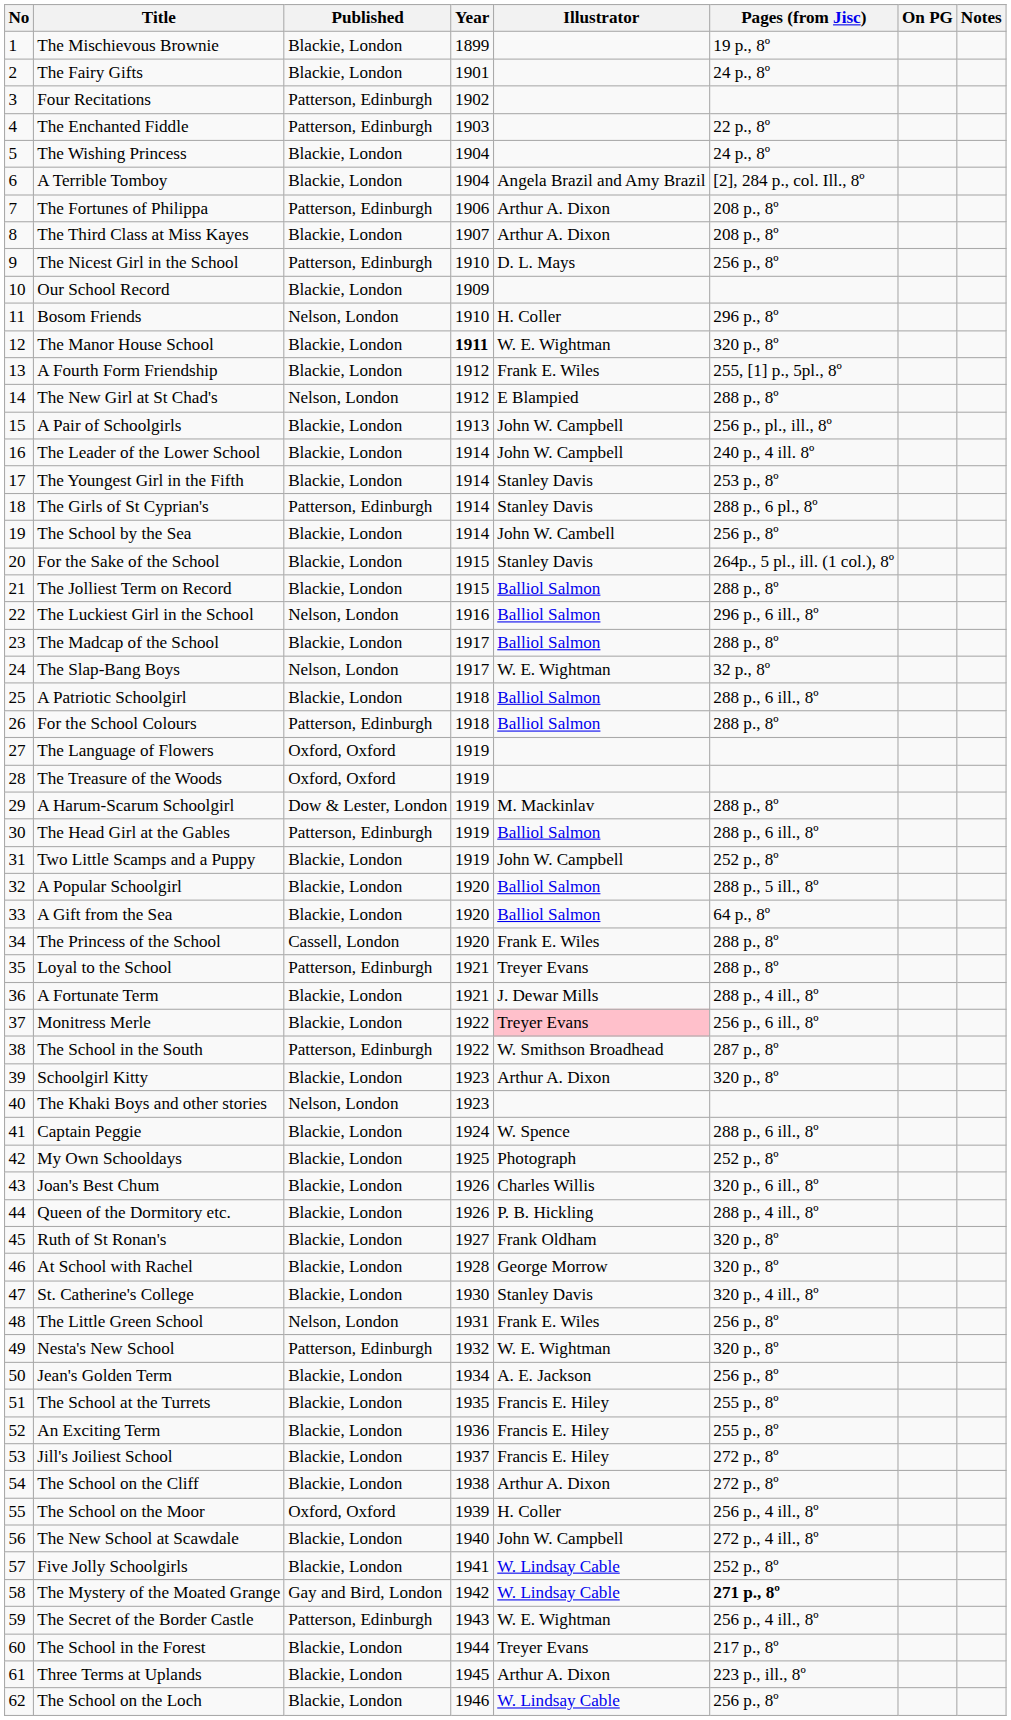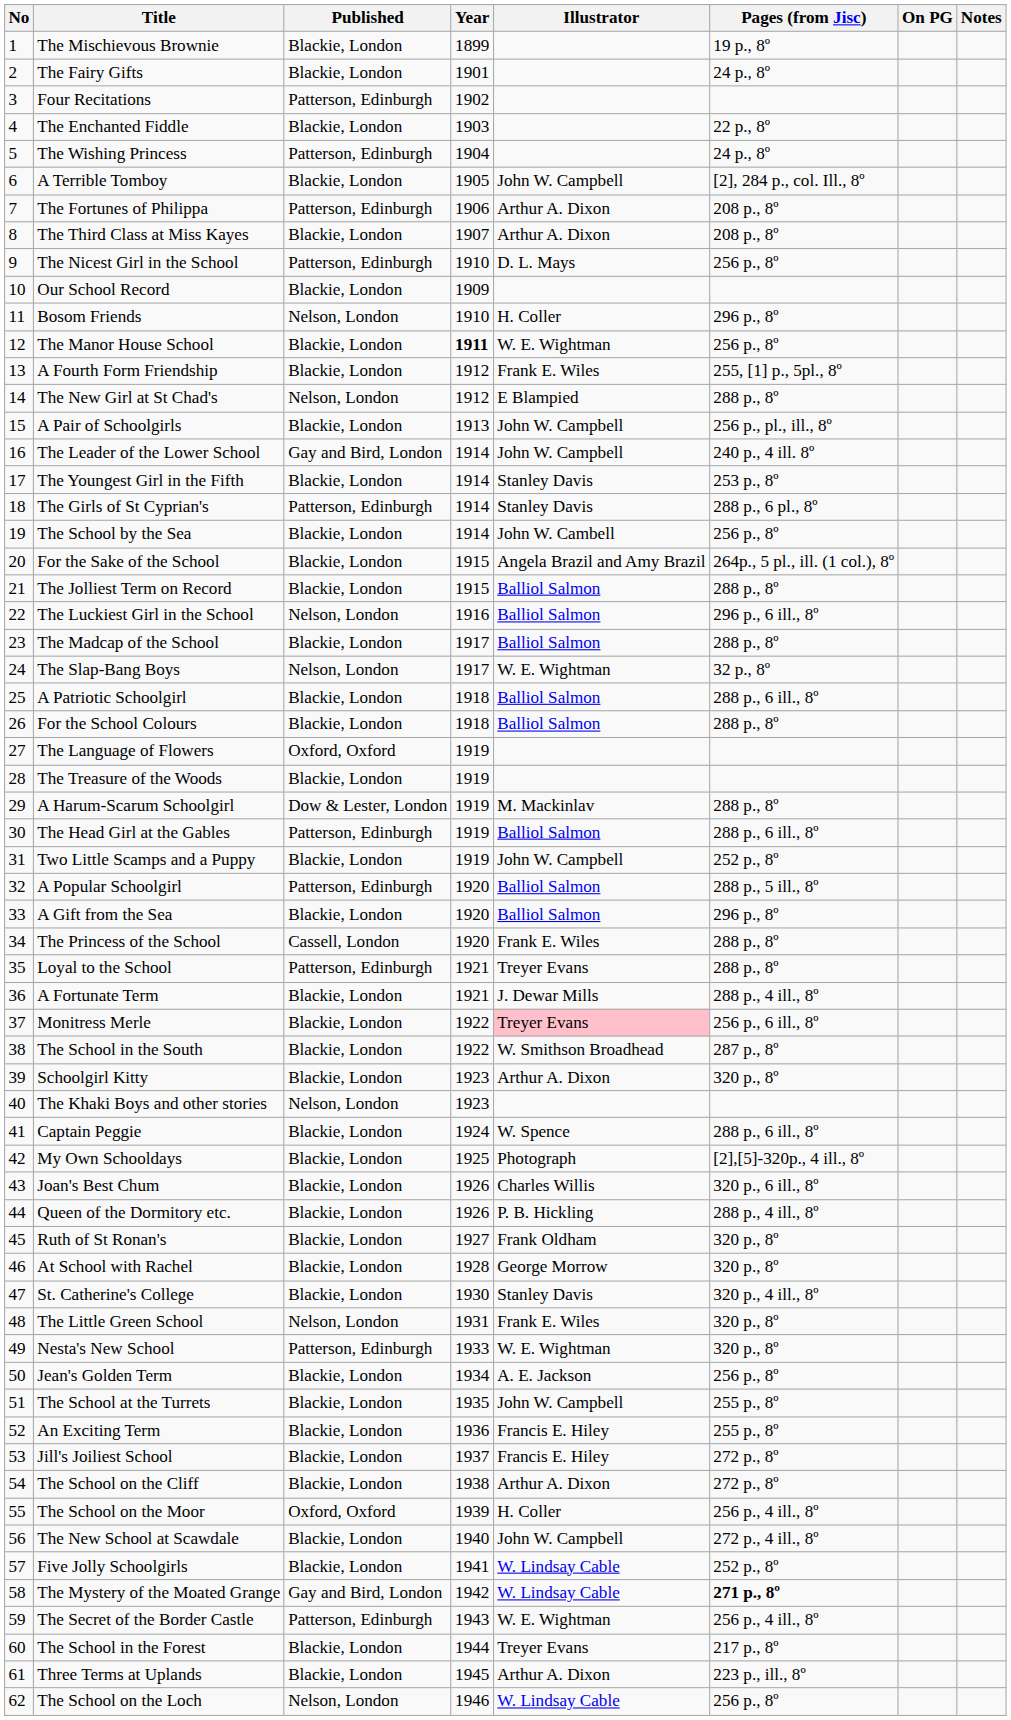(360, 126) Patterson, Edinburgh -> (345, 126) Blackie, London
(345, 153) Blackie, London -> (360, 153) Patterson, Edinburgh
(472, 180) 1904 -> (472, 180) 1905
(601, 180) Angela Brazil and Amy Brazil -> (560, 180) John W. Campbell
(746, 343) 320 p., 8º -> (746, 343) 256 p., 8º
(345, 452) Blackie, London -> (365, 452) Gay and Bird, London
(545, 561) Stanley Davis -> (601, 561) Angela Brazil and Amy Brazil
(360, 724) Patterson, Edinburgh -> (345, 724) Blackie, London
(342, 778) Oxford, Oxford -> (345, 778) Blackie, London
(345, 886) Blackie, London -> (360, 886) Patterson, Edinburgh
(742, 914) 64 p., 8º -> (746, 914) 296 p., 8º
(360, 1049) Patterson, Edinburgh -> (345, 1049) Blackie, London
(746, 1158) 252 p., 8º -> (789, 1158) [2],[5]-320p., 4 ill., 8º
(746, 1321) 256 p., 8º -> (746, 1321) 320 p., 8º
(472, 1348) 1932 -> (472, 1348) 1933
(553, 1402) Francis E. Hiley -> (560, 1402) John W. Campbell
(345, 1701) Blackie, London -> (343, 1701) Nelson, London
